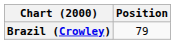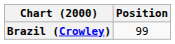(142, 31) 79 -> (142, 31) 99
